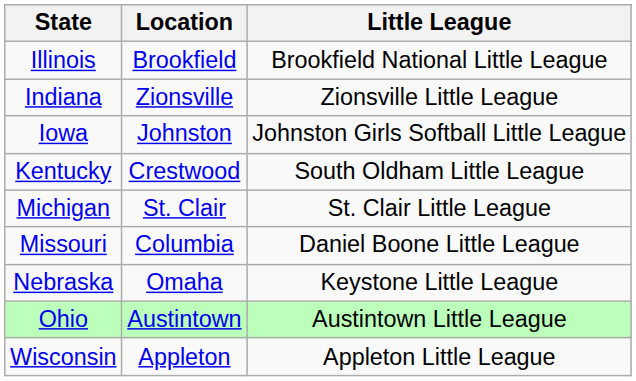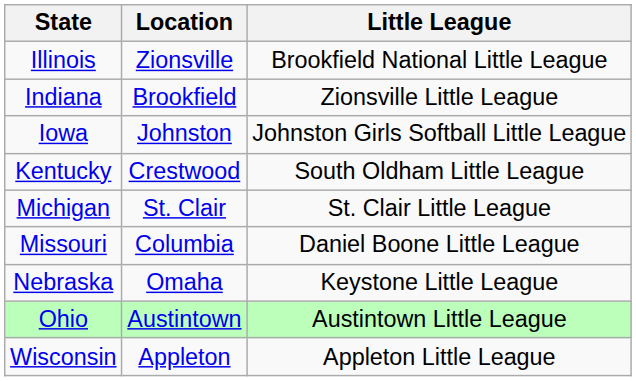(184, 60) Brookfield -> (184, 60) Zionsville
(184, 97) Zionsville -> (184, 97) Brookfield
